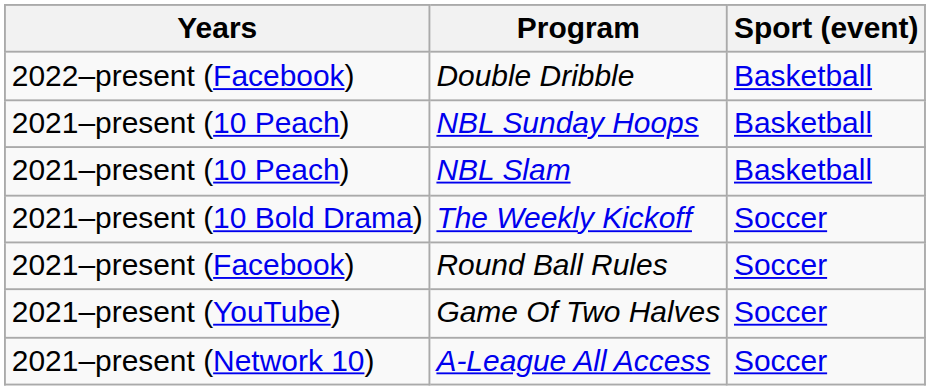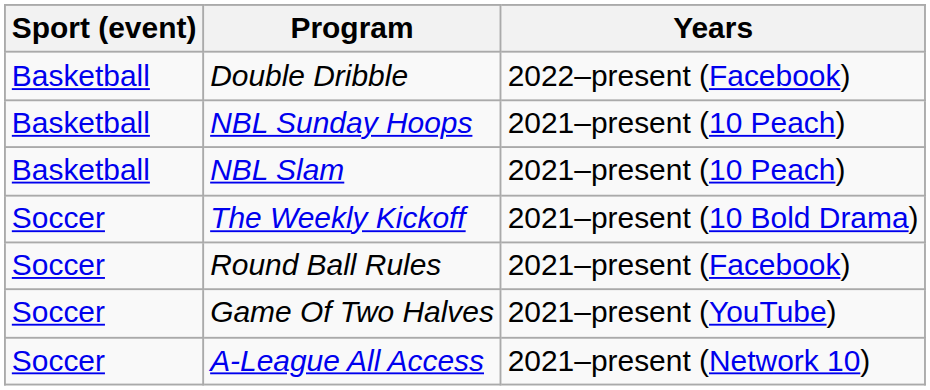columns swapped: (826, 28) <-> (217, 28)
